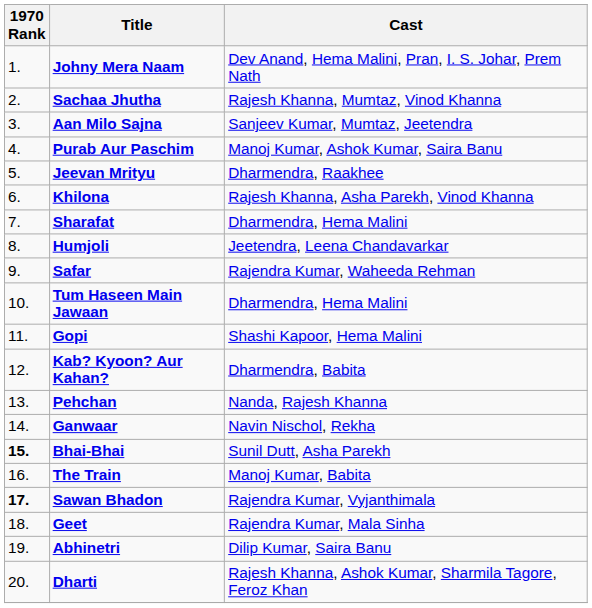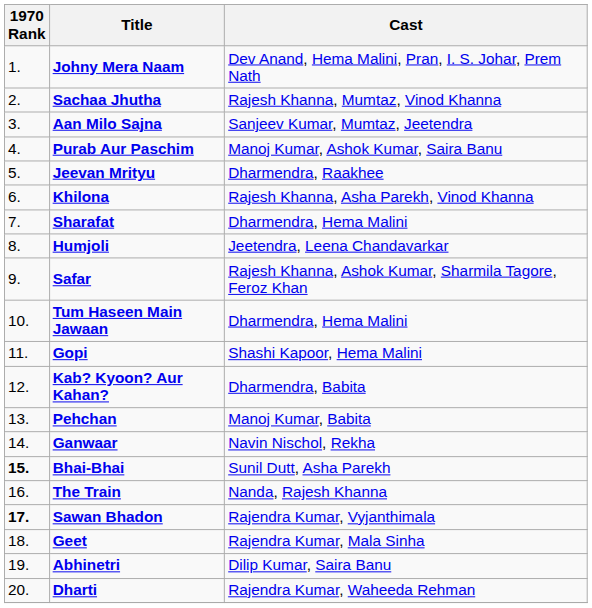(352, 270) Rajendra Kumar, Waheeda Rehman -> (392, 279) Rajesh Khanna, Ashok Kumar, Sharmila Tagore, Feroz Khan
(308, 402) Nanda, Rajesh Khanna -> (299, 419) Manoj Kumar, Babita
(299, 475) Manoj Kumar, Babita -> (308, 492) Nanda, Rajesh Khanna
(392, 581) Rajesh Khanna, Ashok Kumar, Sharmila Tagore, Feroz Khan -> (352, 590) Rajendra Kumar, Waheeda Rehman
